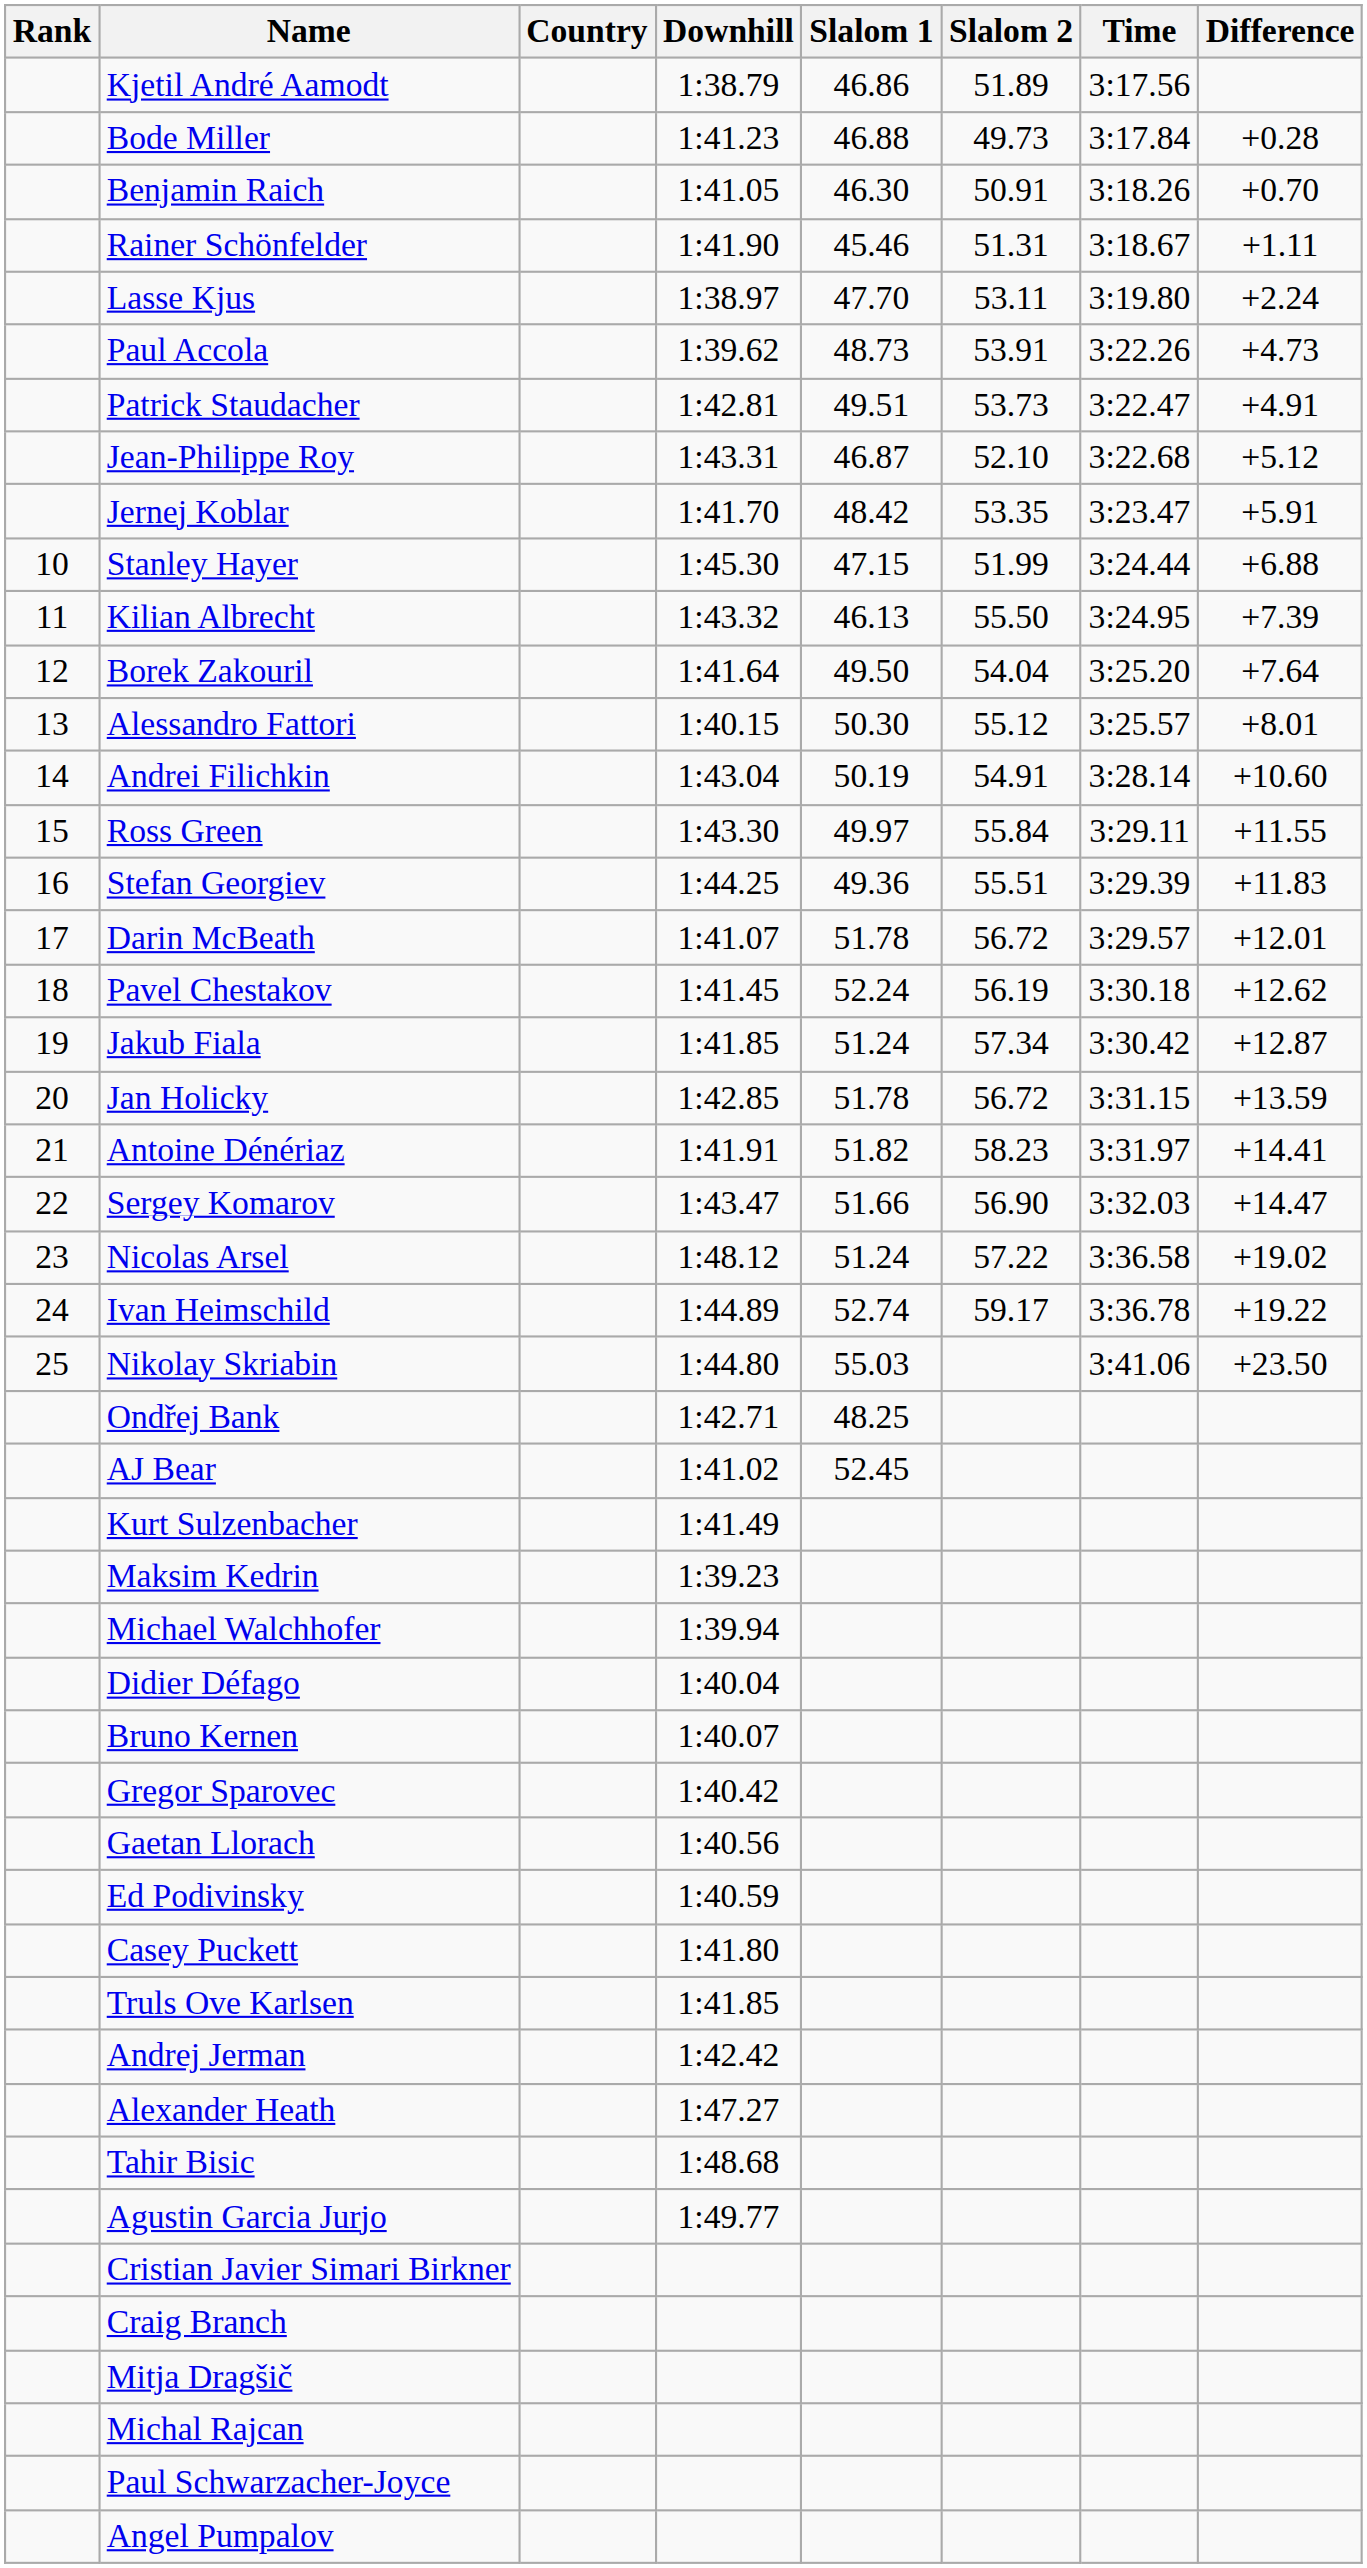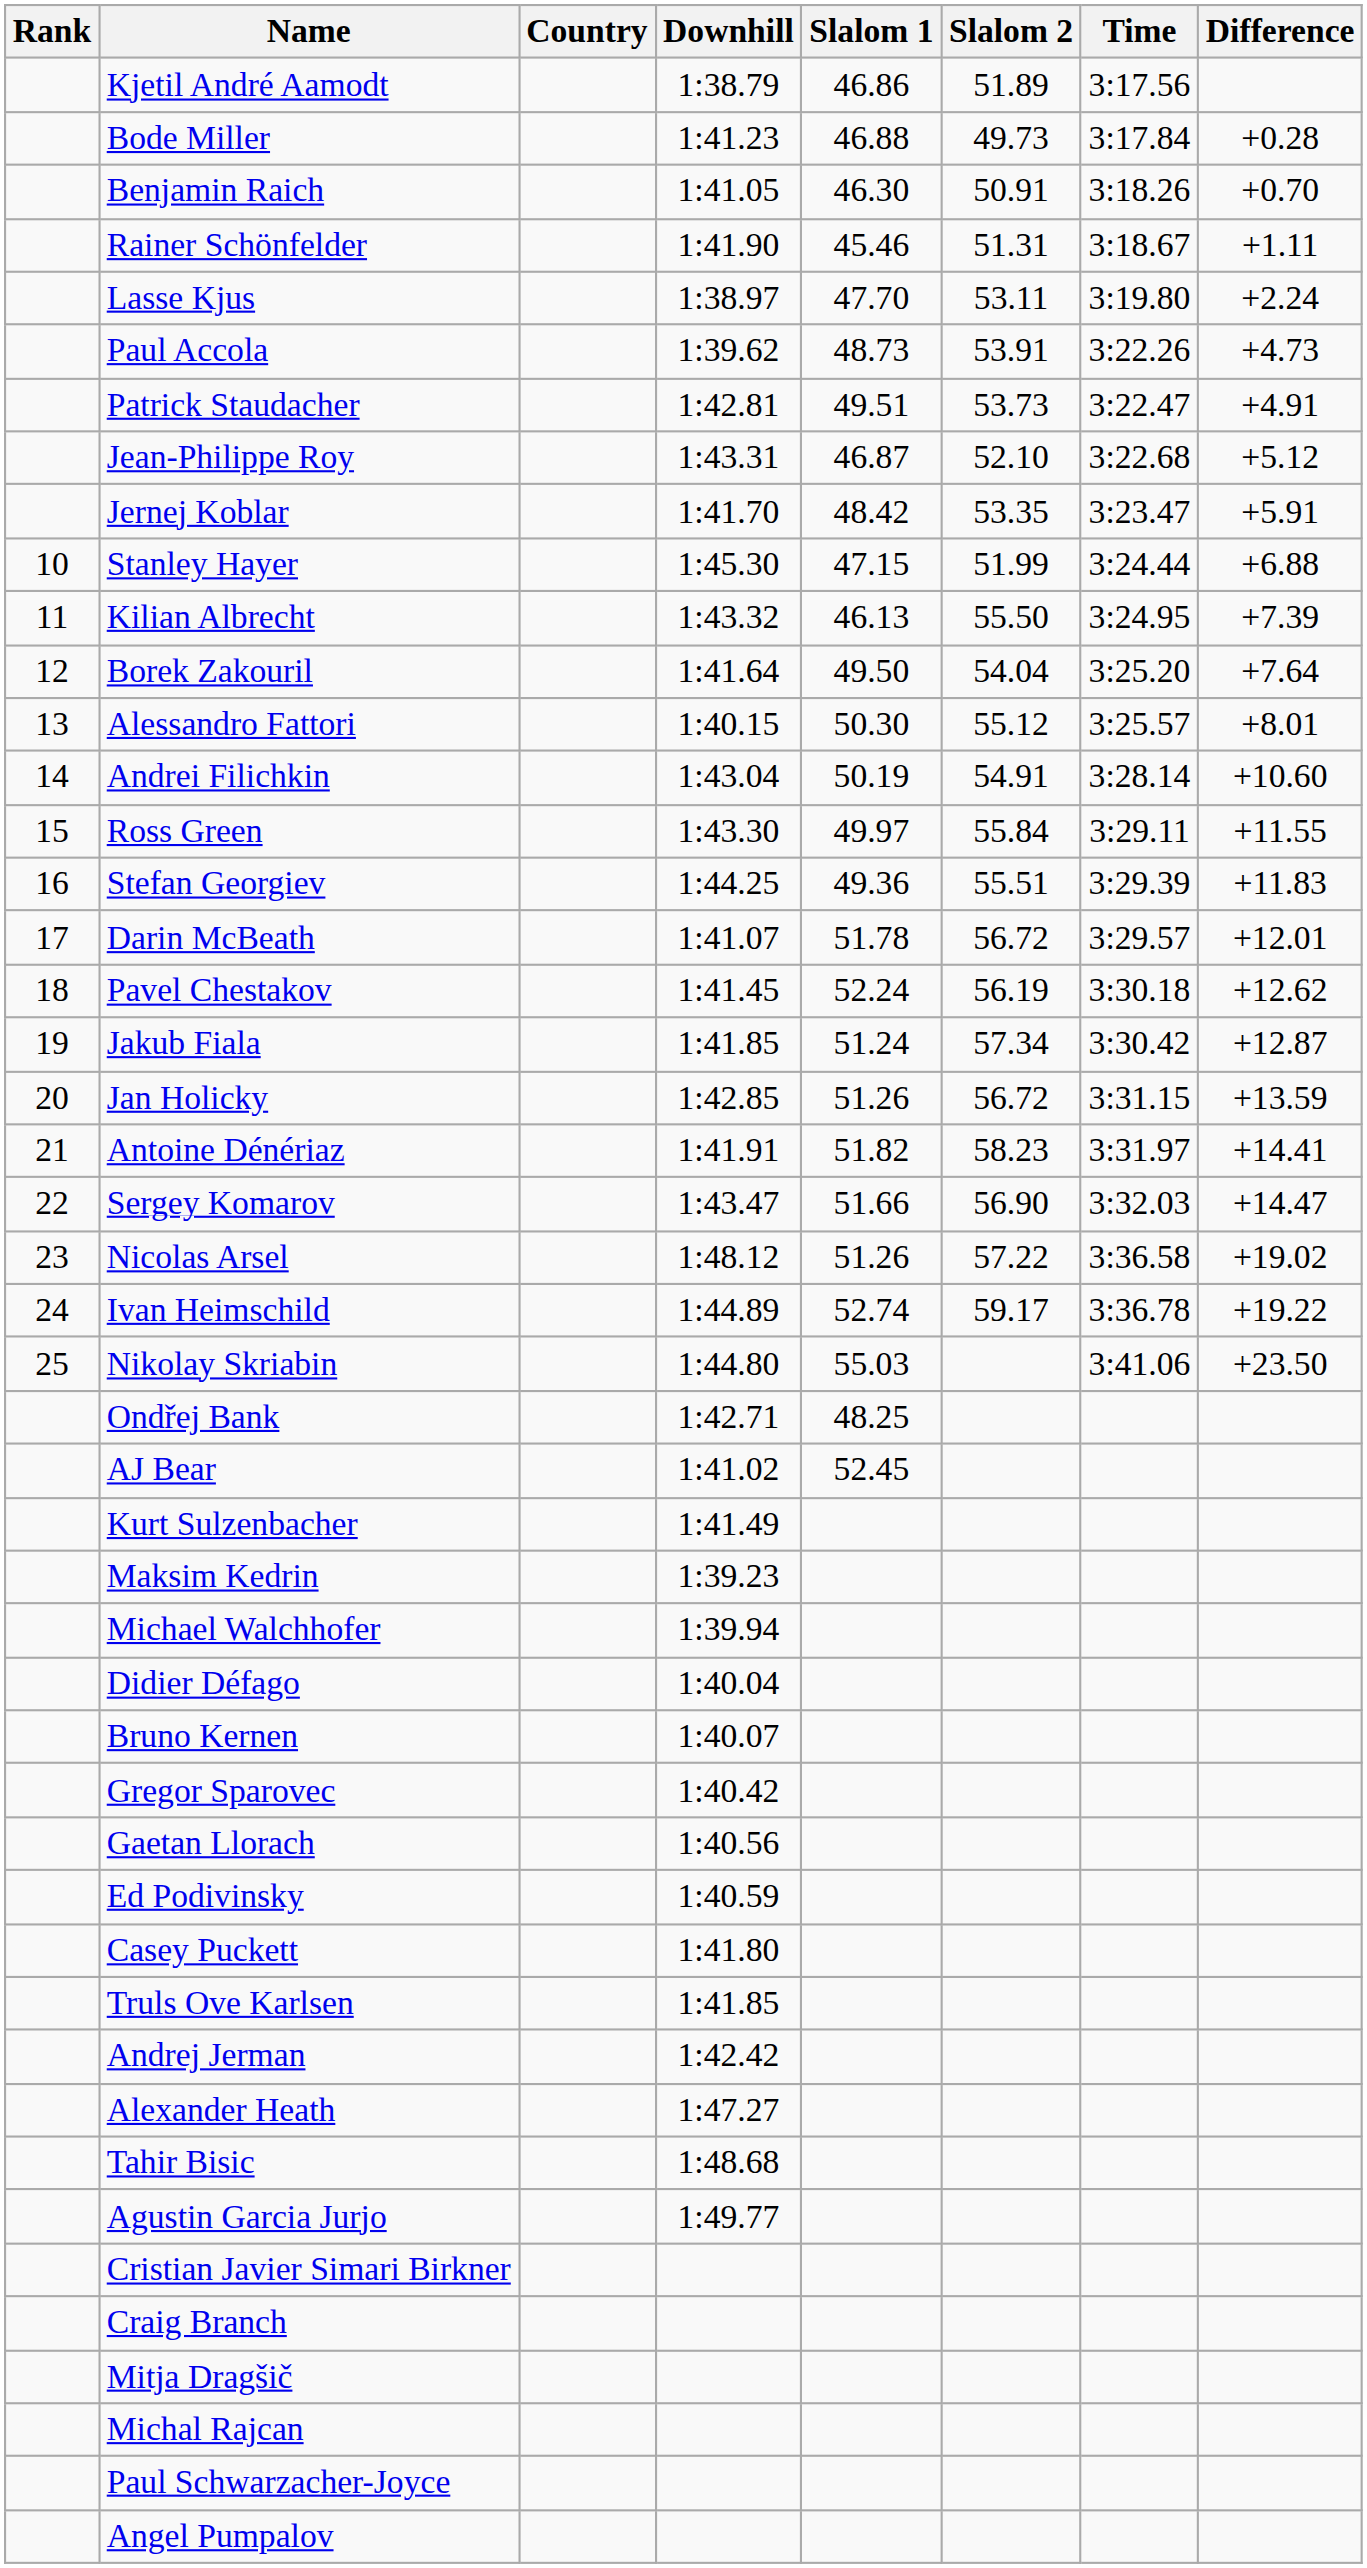(871, 1096) 51.78 -> (871, 1096) 51.26
(871, 1256) 51.24 -> (871, 1256) 51.26
